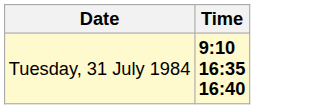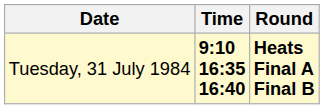+ column: (284, 18)
